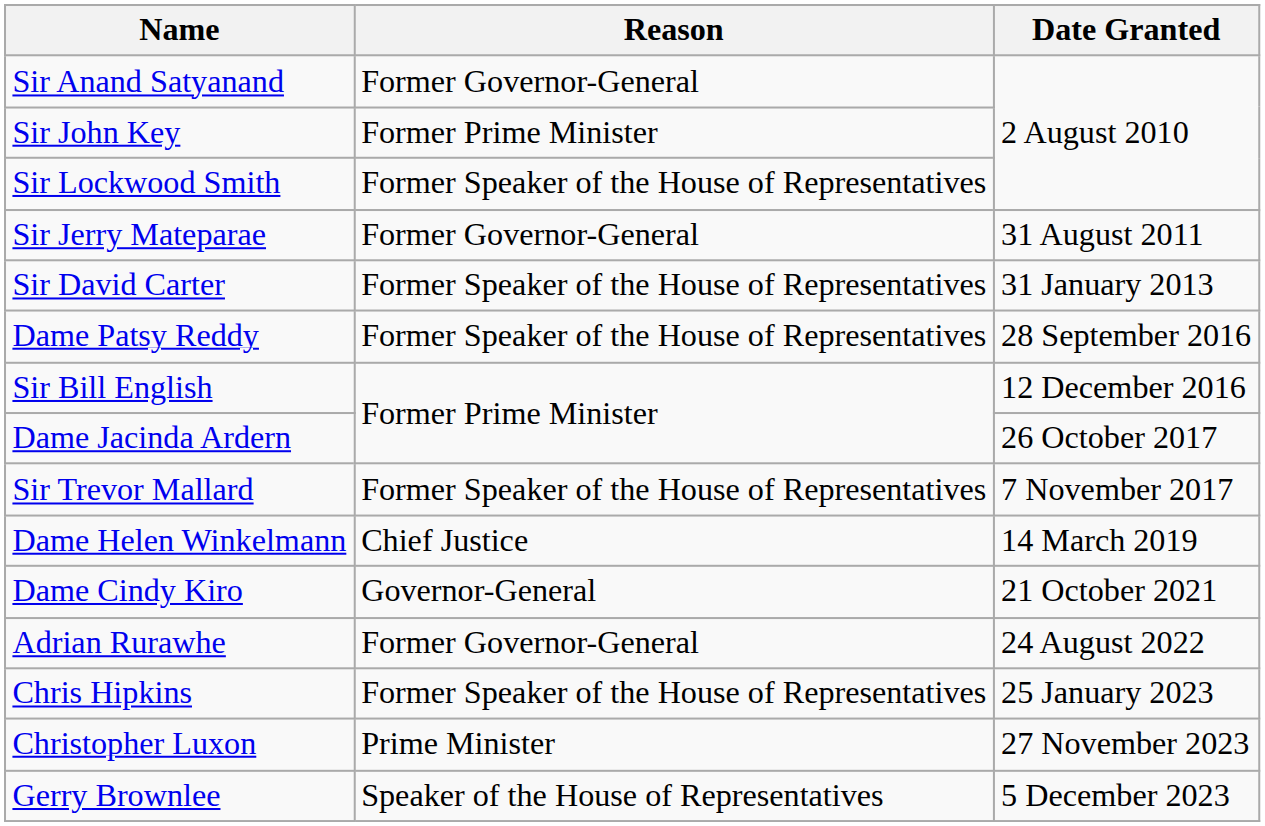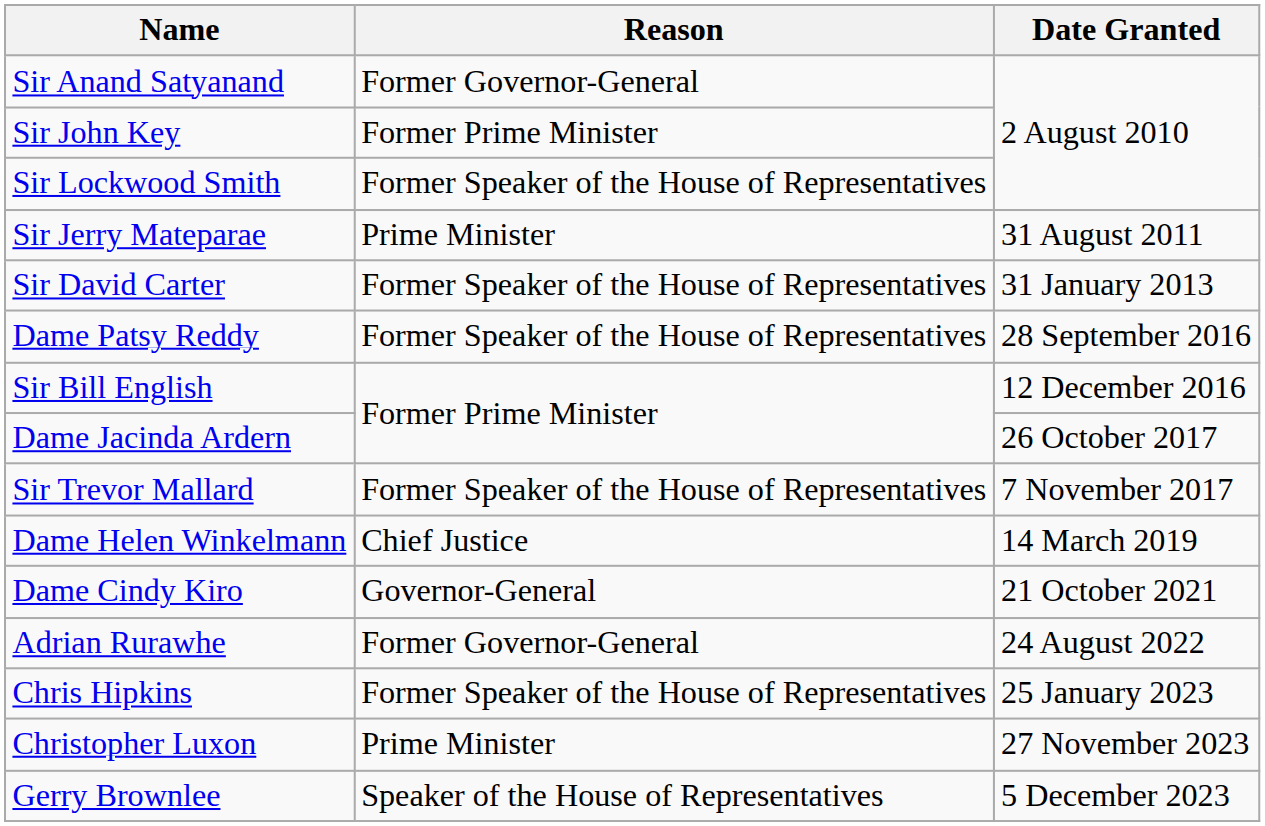(530, 234) Former Governor-General -> (458, 234) Prime Minister
